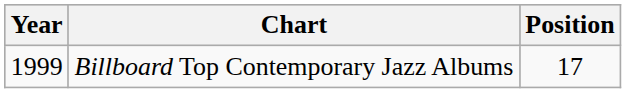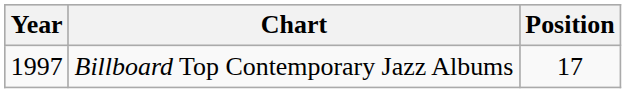(37, 66) 1999 -> (37, 66) 1997
